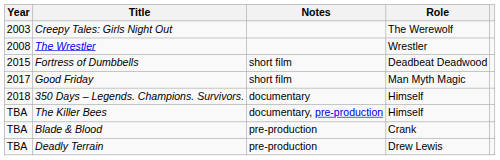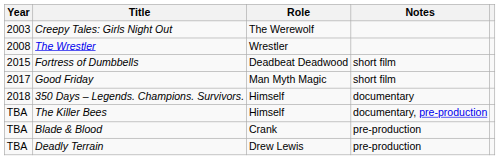columns swapped: (438, 12) <-> (316, 12)
